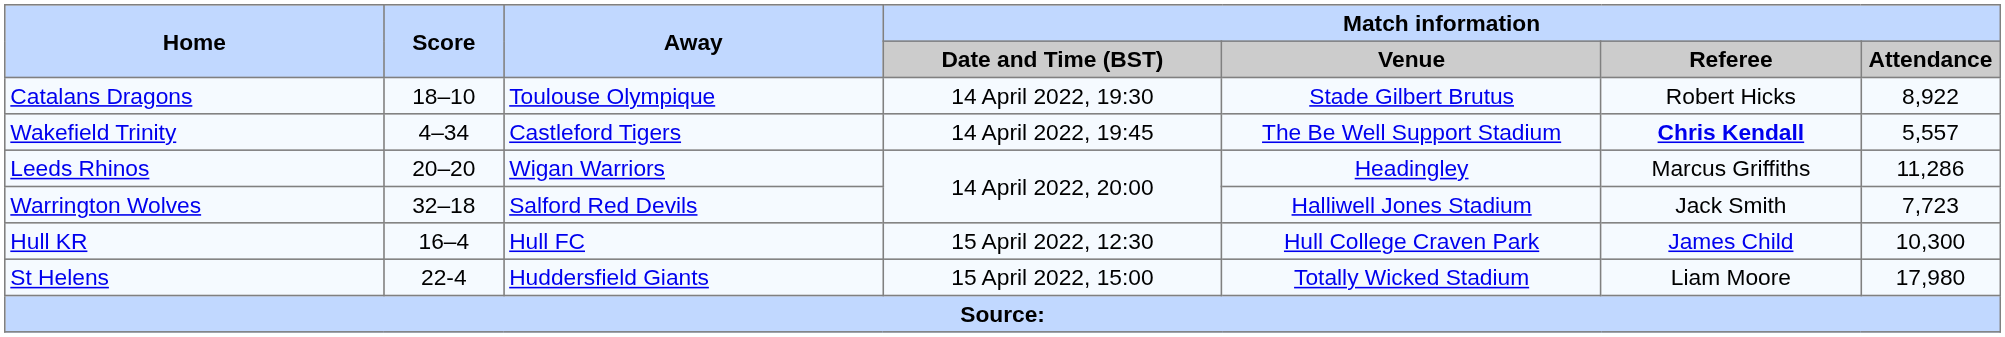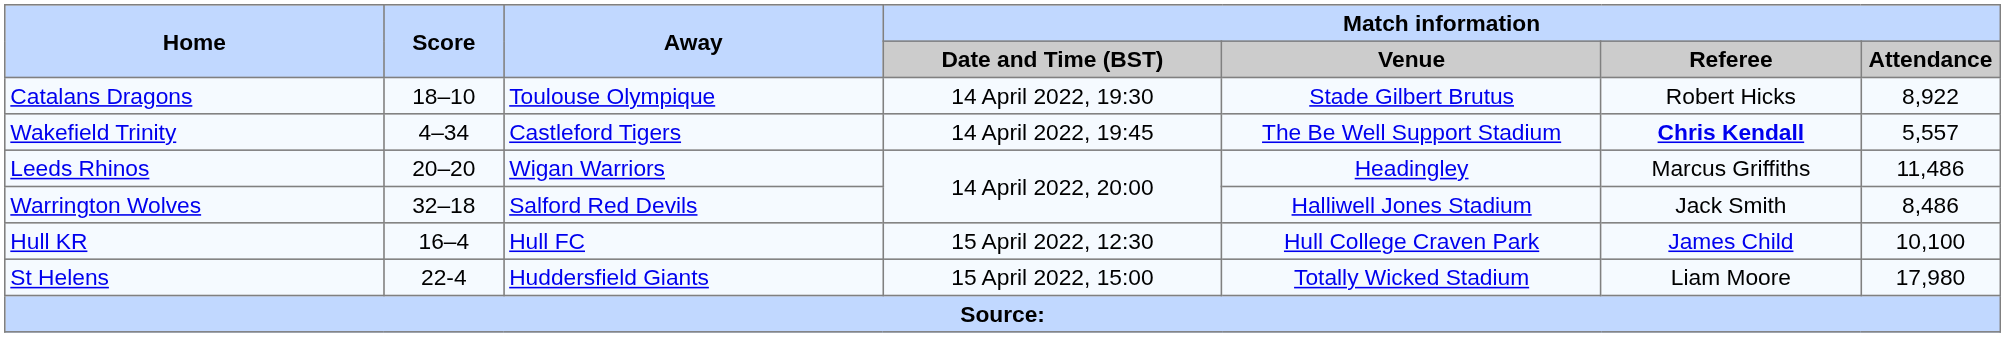(1930, 168) 11,286 -> (1930, 168) 11,486
(1930, 205) 7,723 -> (1930, 205) 8,486
(1930, 241) 10,300 -> (1930, 241) 10,100
